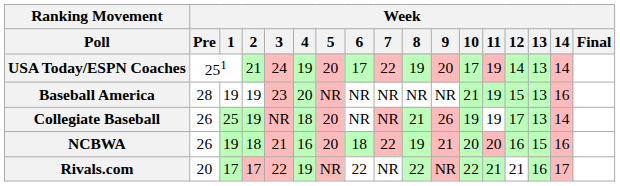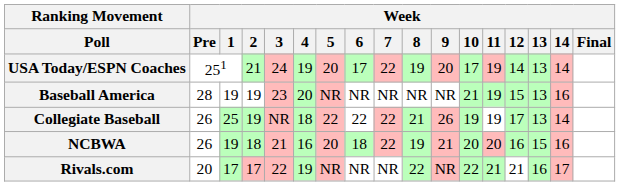(331, 119) 20 -> (331, 119) 22
(359, 119) NR -> (359, 119) 22
(388, 119) NR -> (388, 119) 22
(359, 168) 22 -> (359, 168) NR
